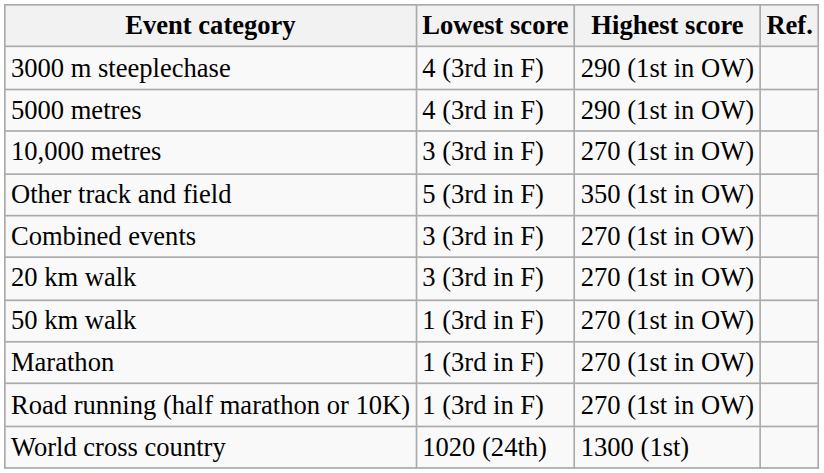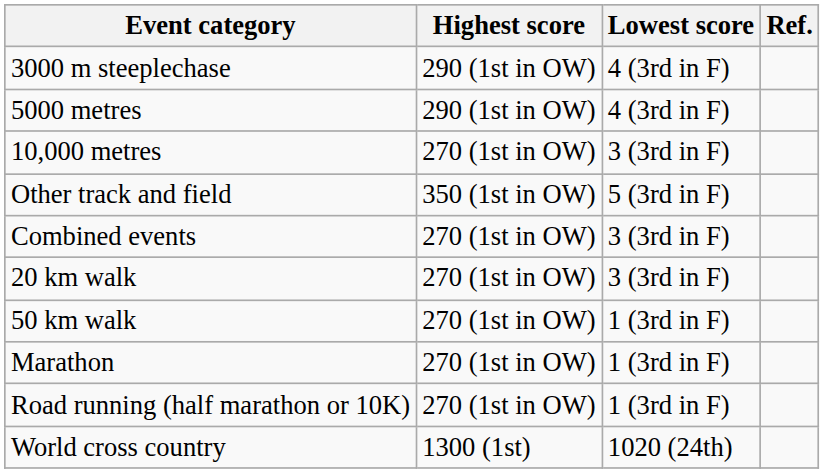columns swapped: (667, 25) <-> (495, 25)
